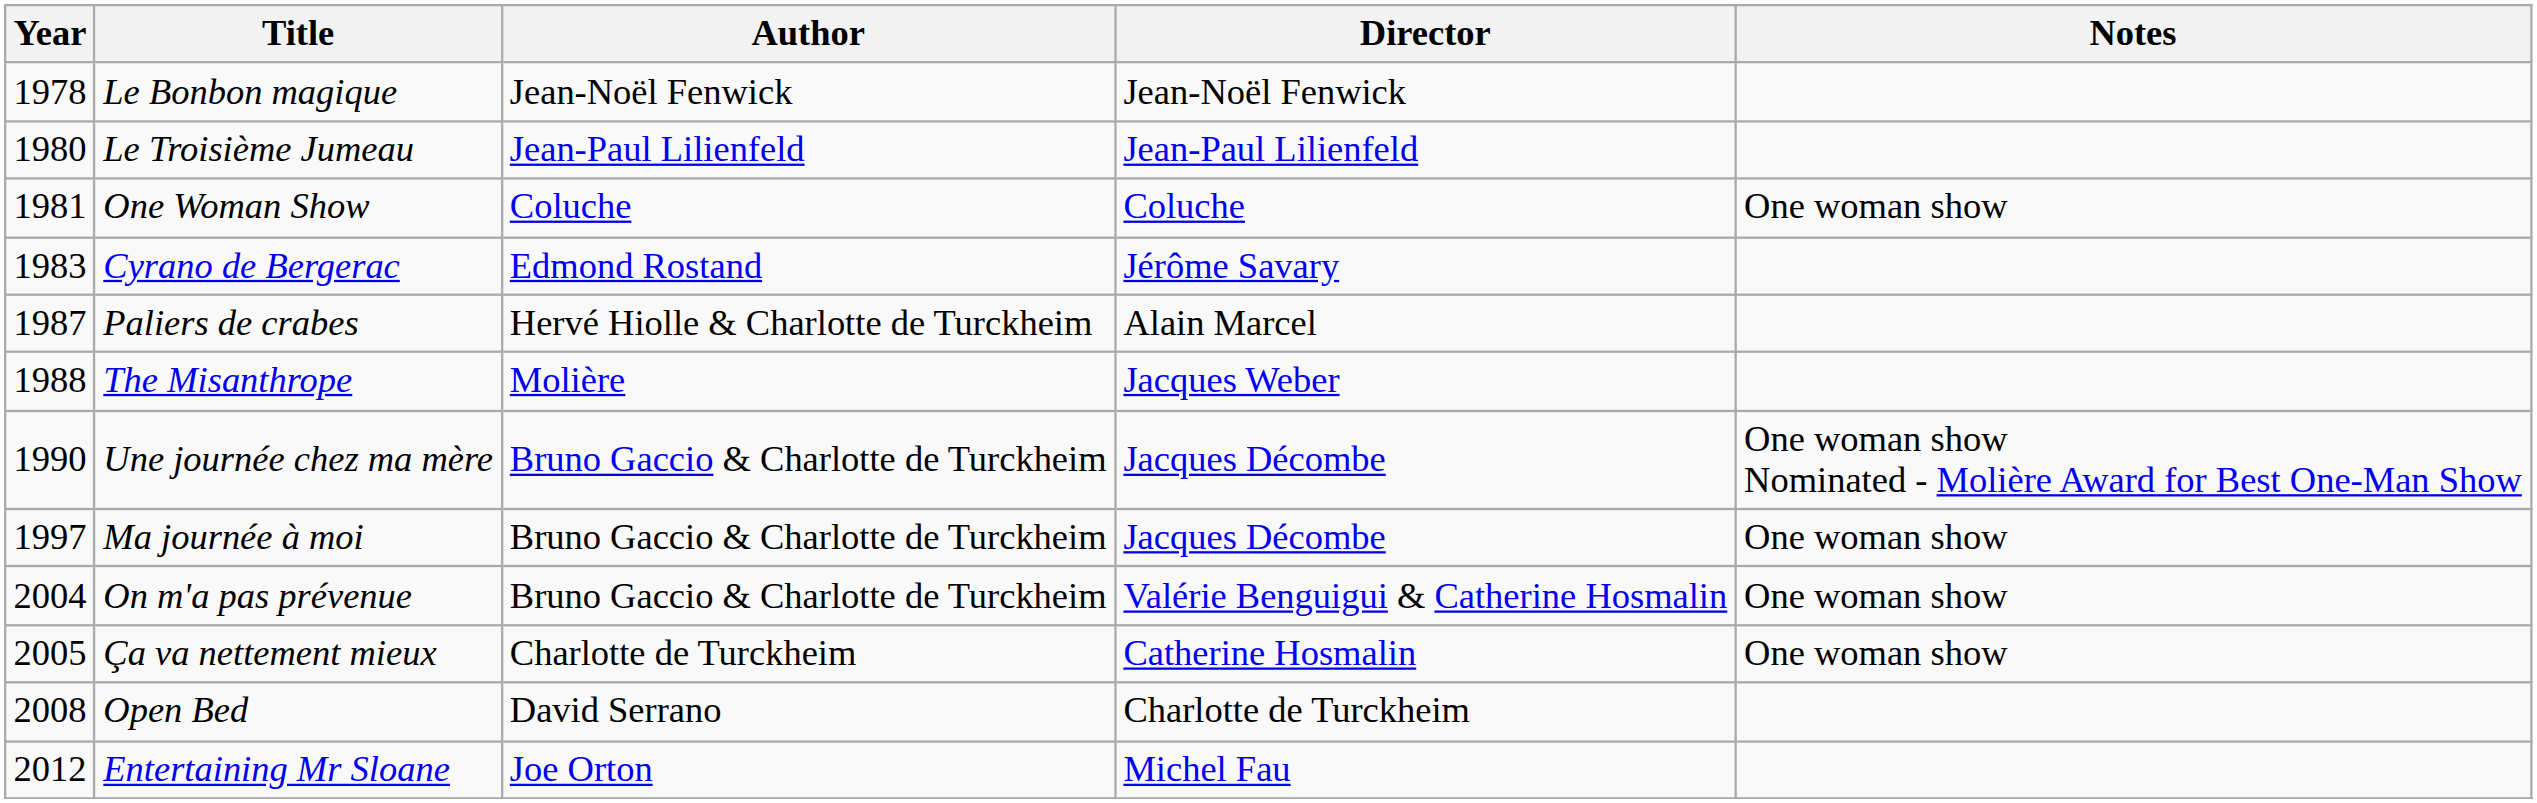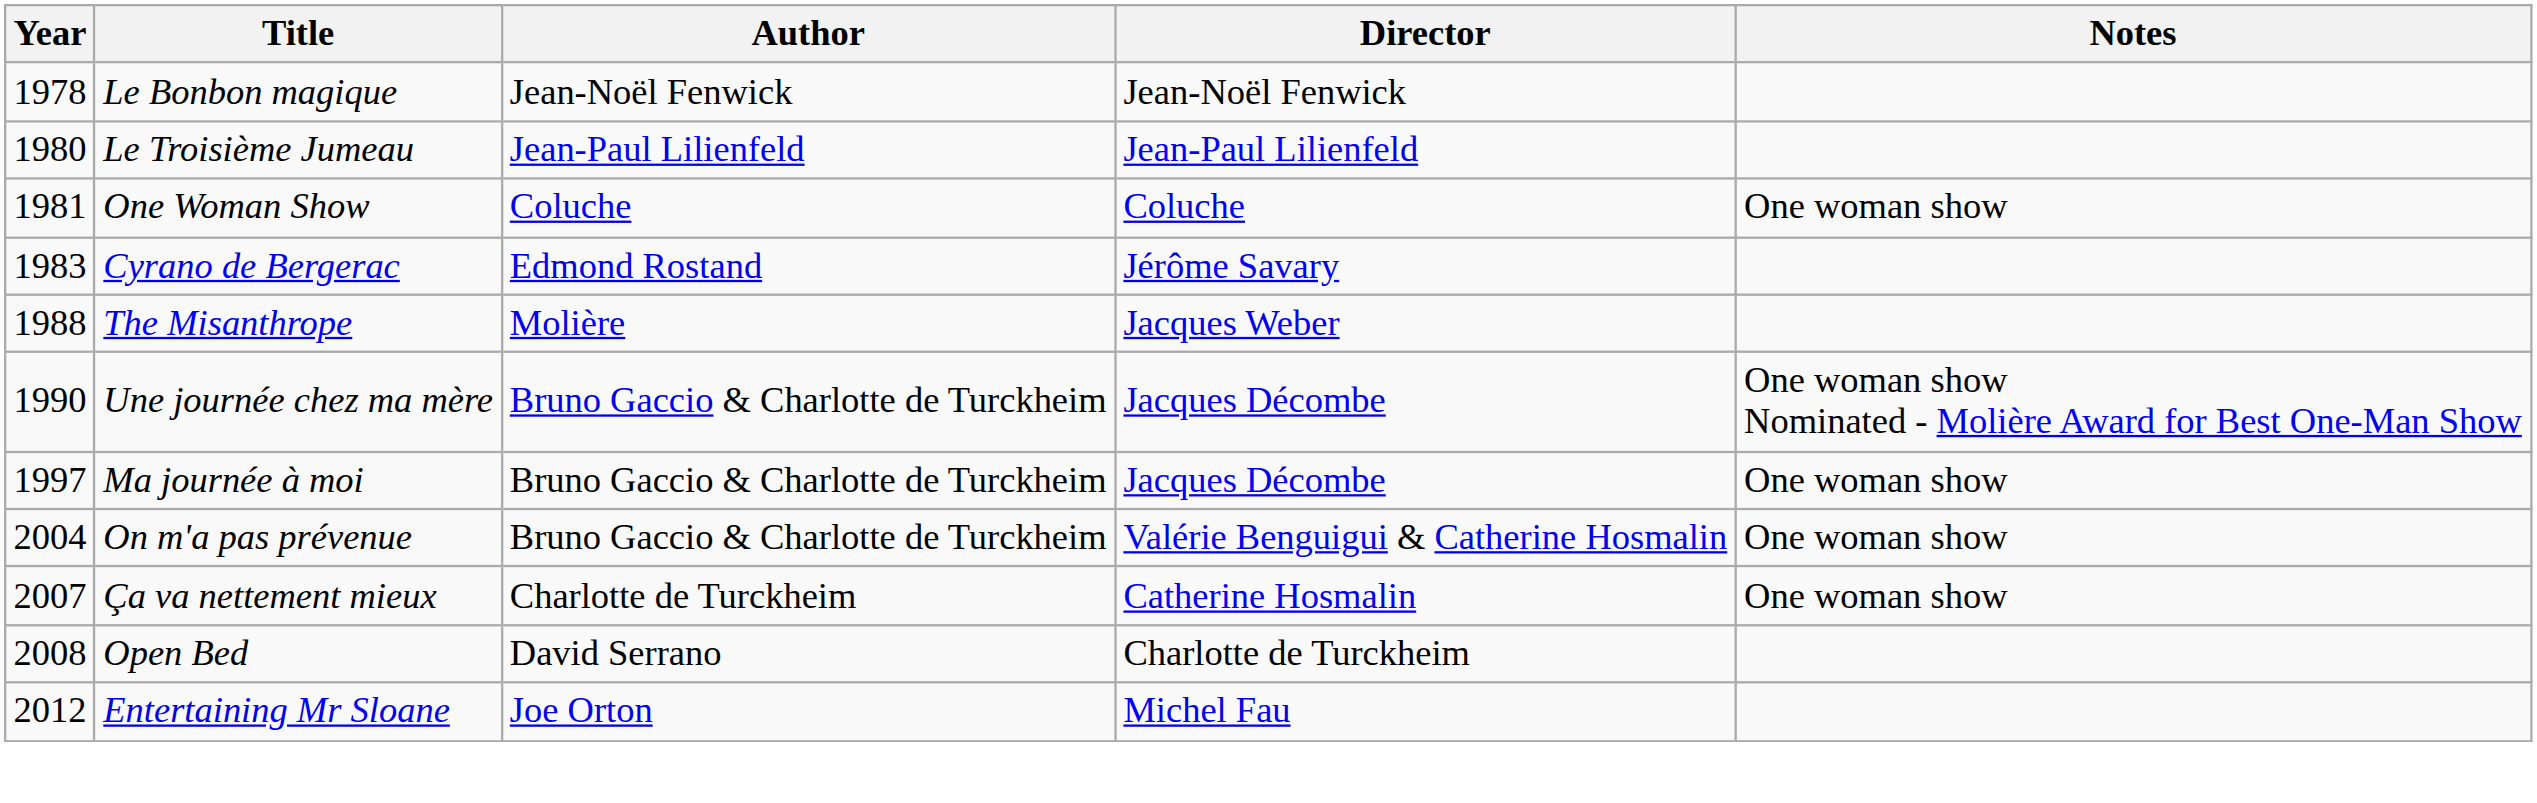- row: (231, 322)
(50, 653) 2005 -> (50, 595) 2007
